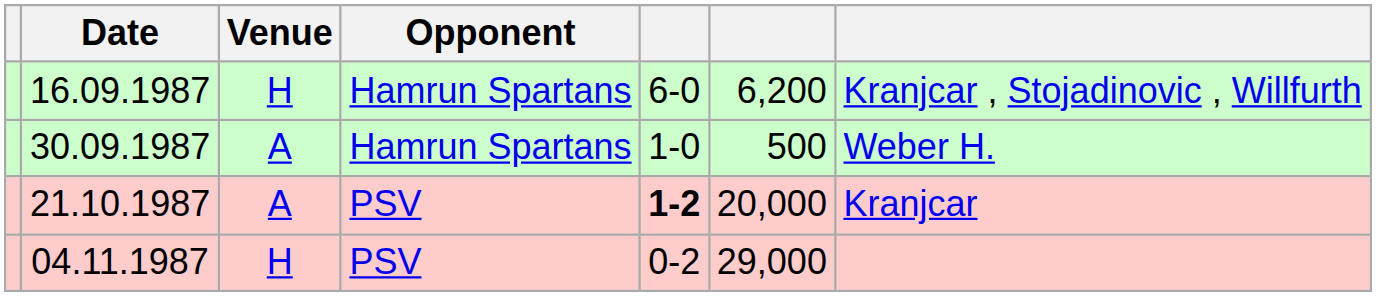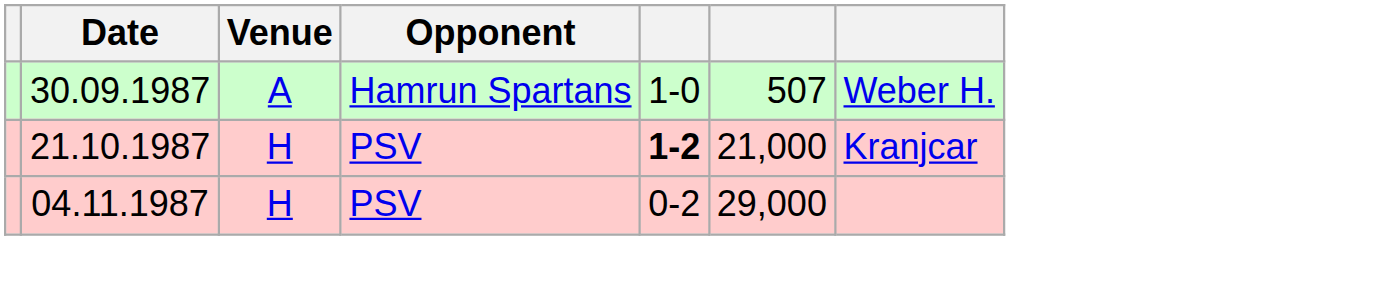- row: (120, 90)
(797, 147) 500 -> (797, 90) 507
(280, 204) A -> (280, 147) H
(772, 204) 20,000 -> (772, 147) 21,000
